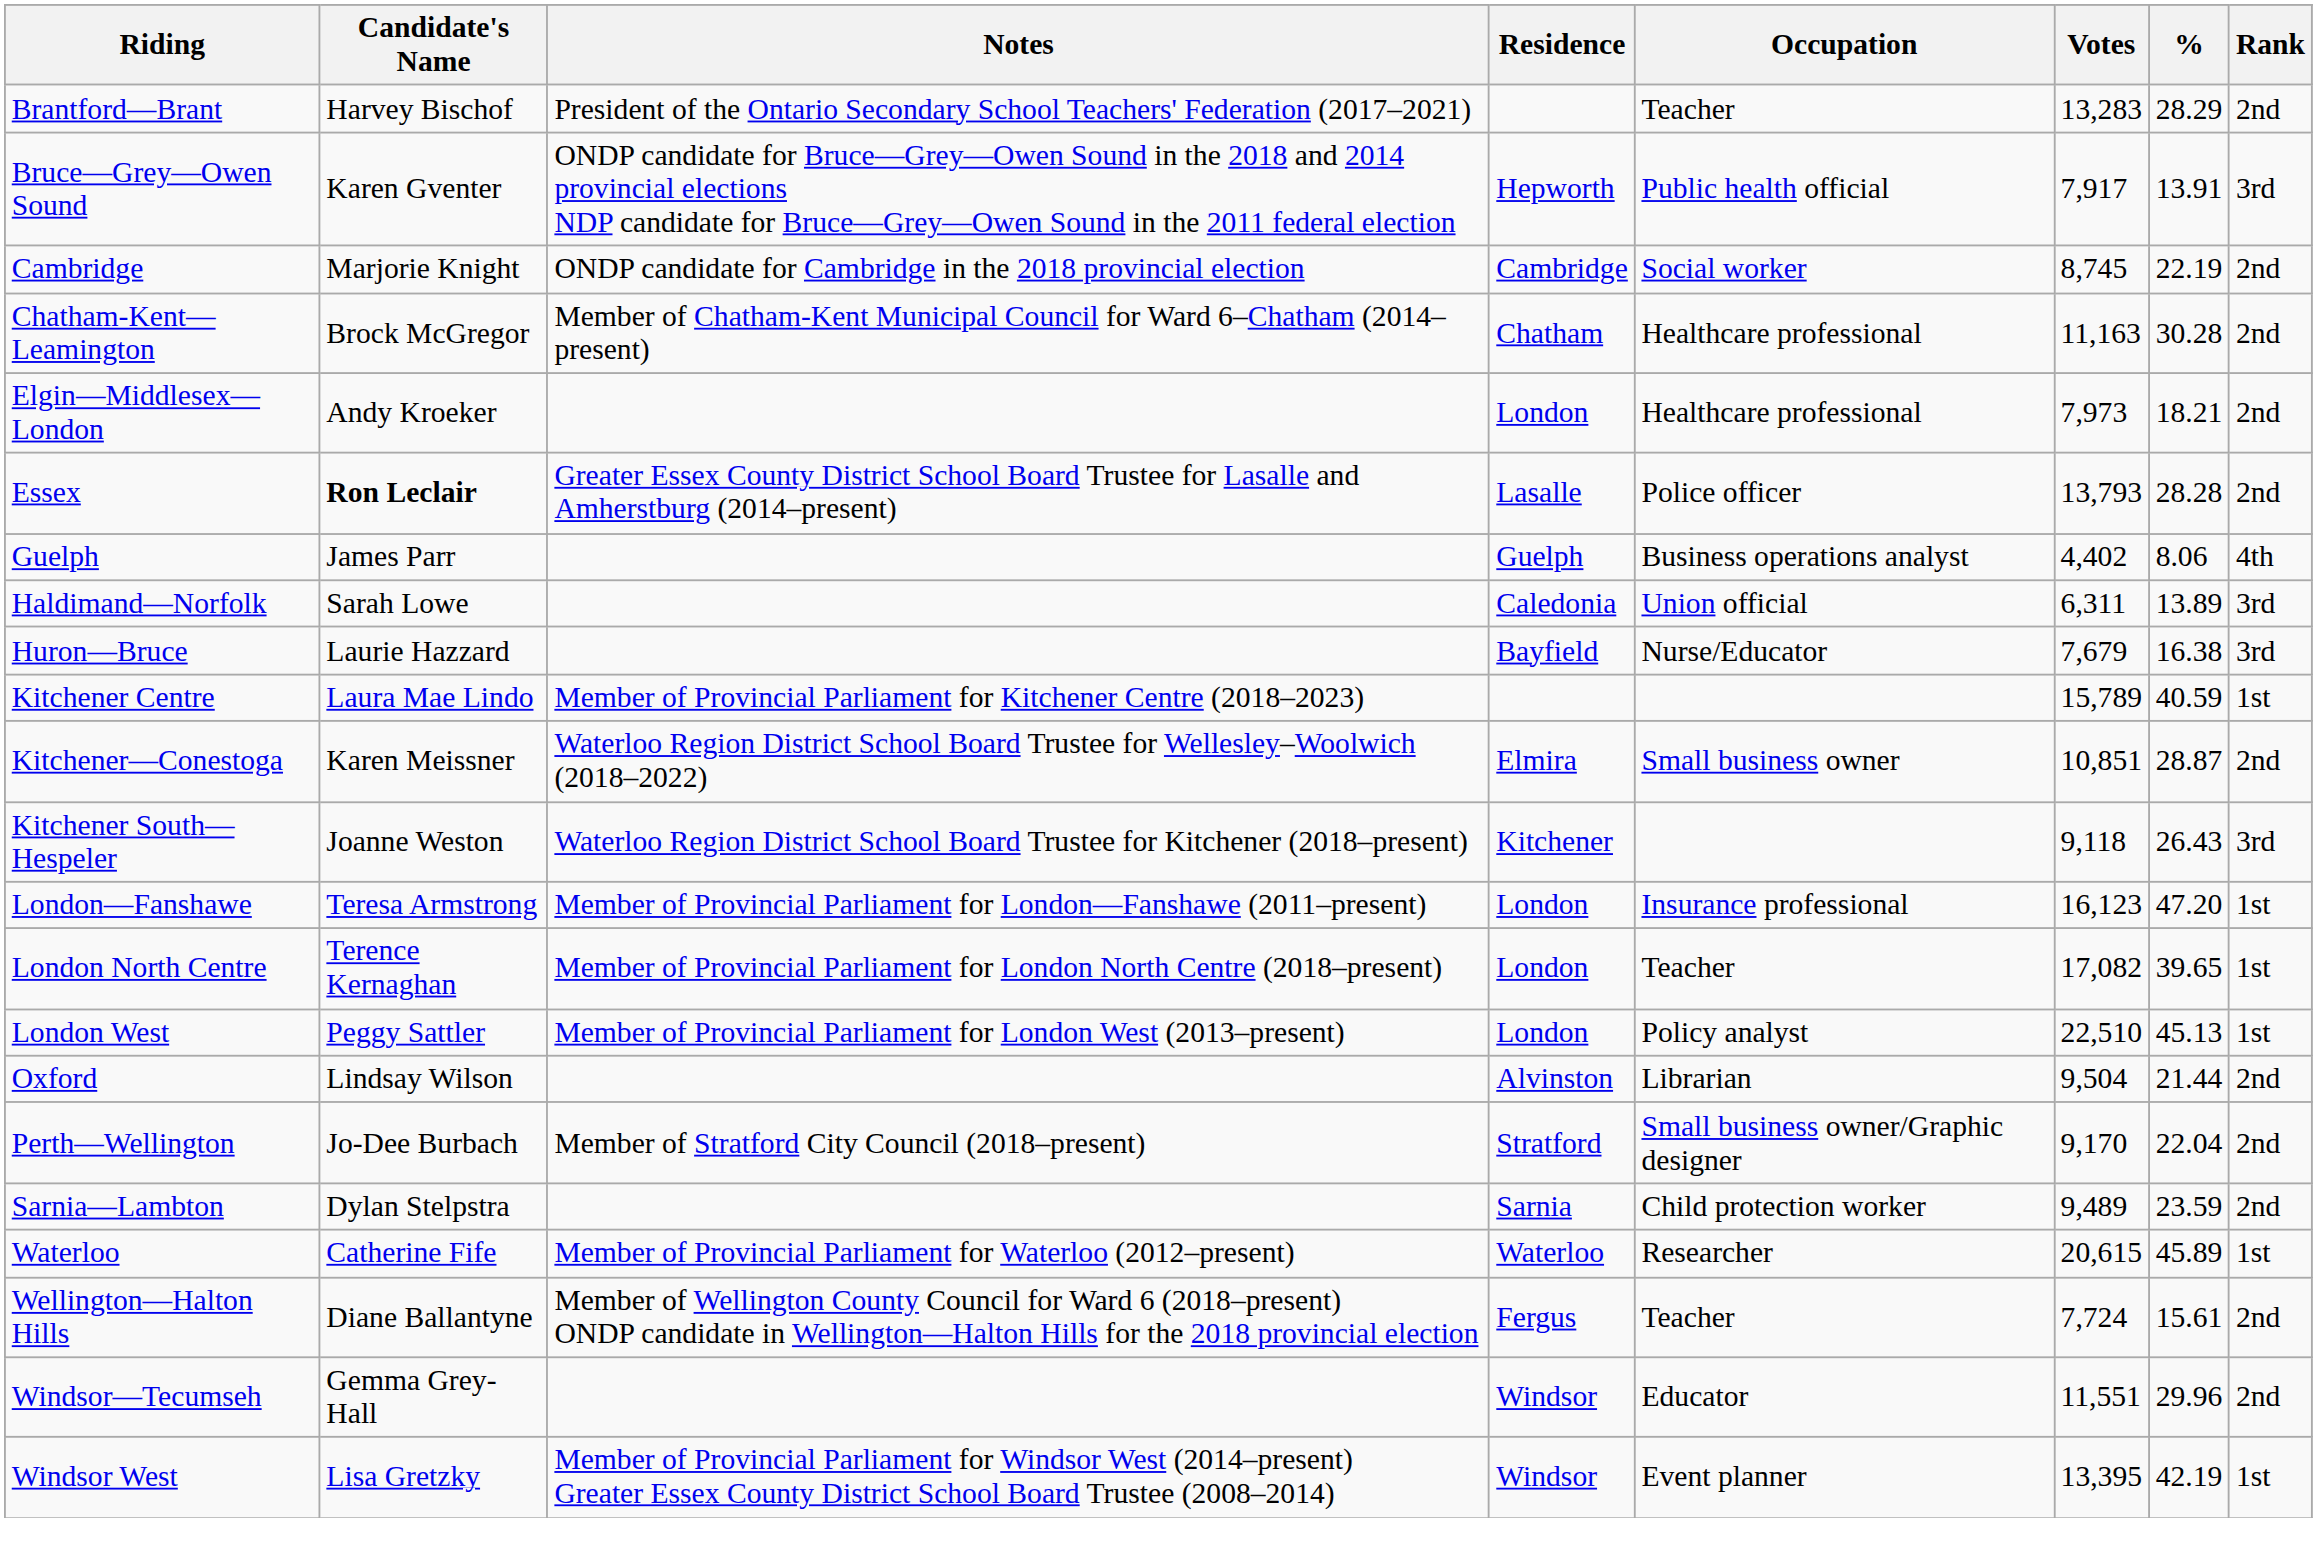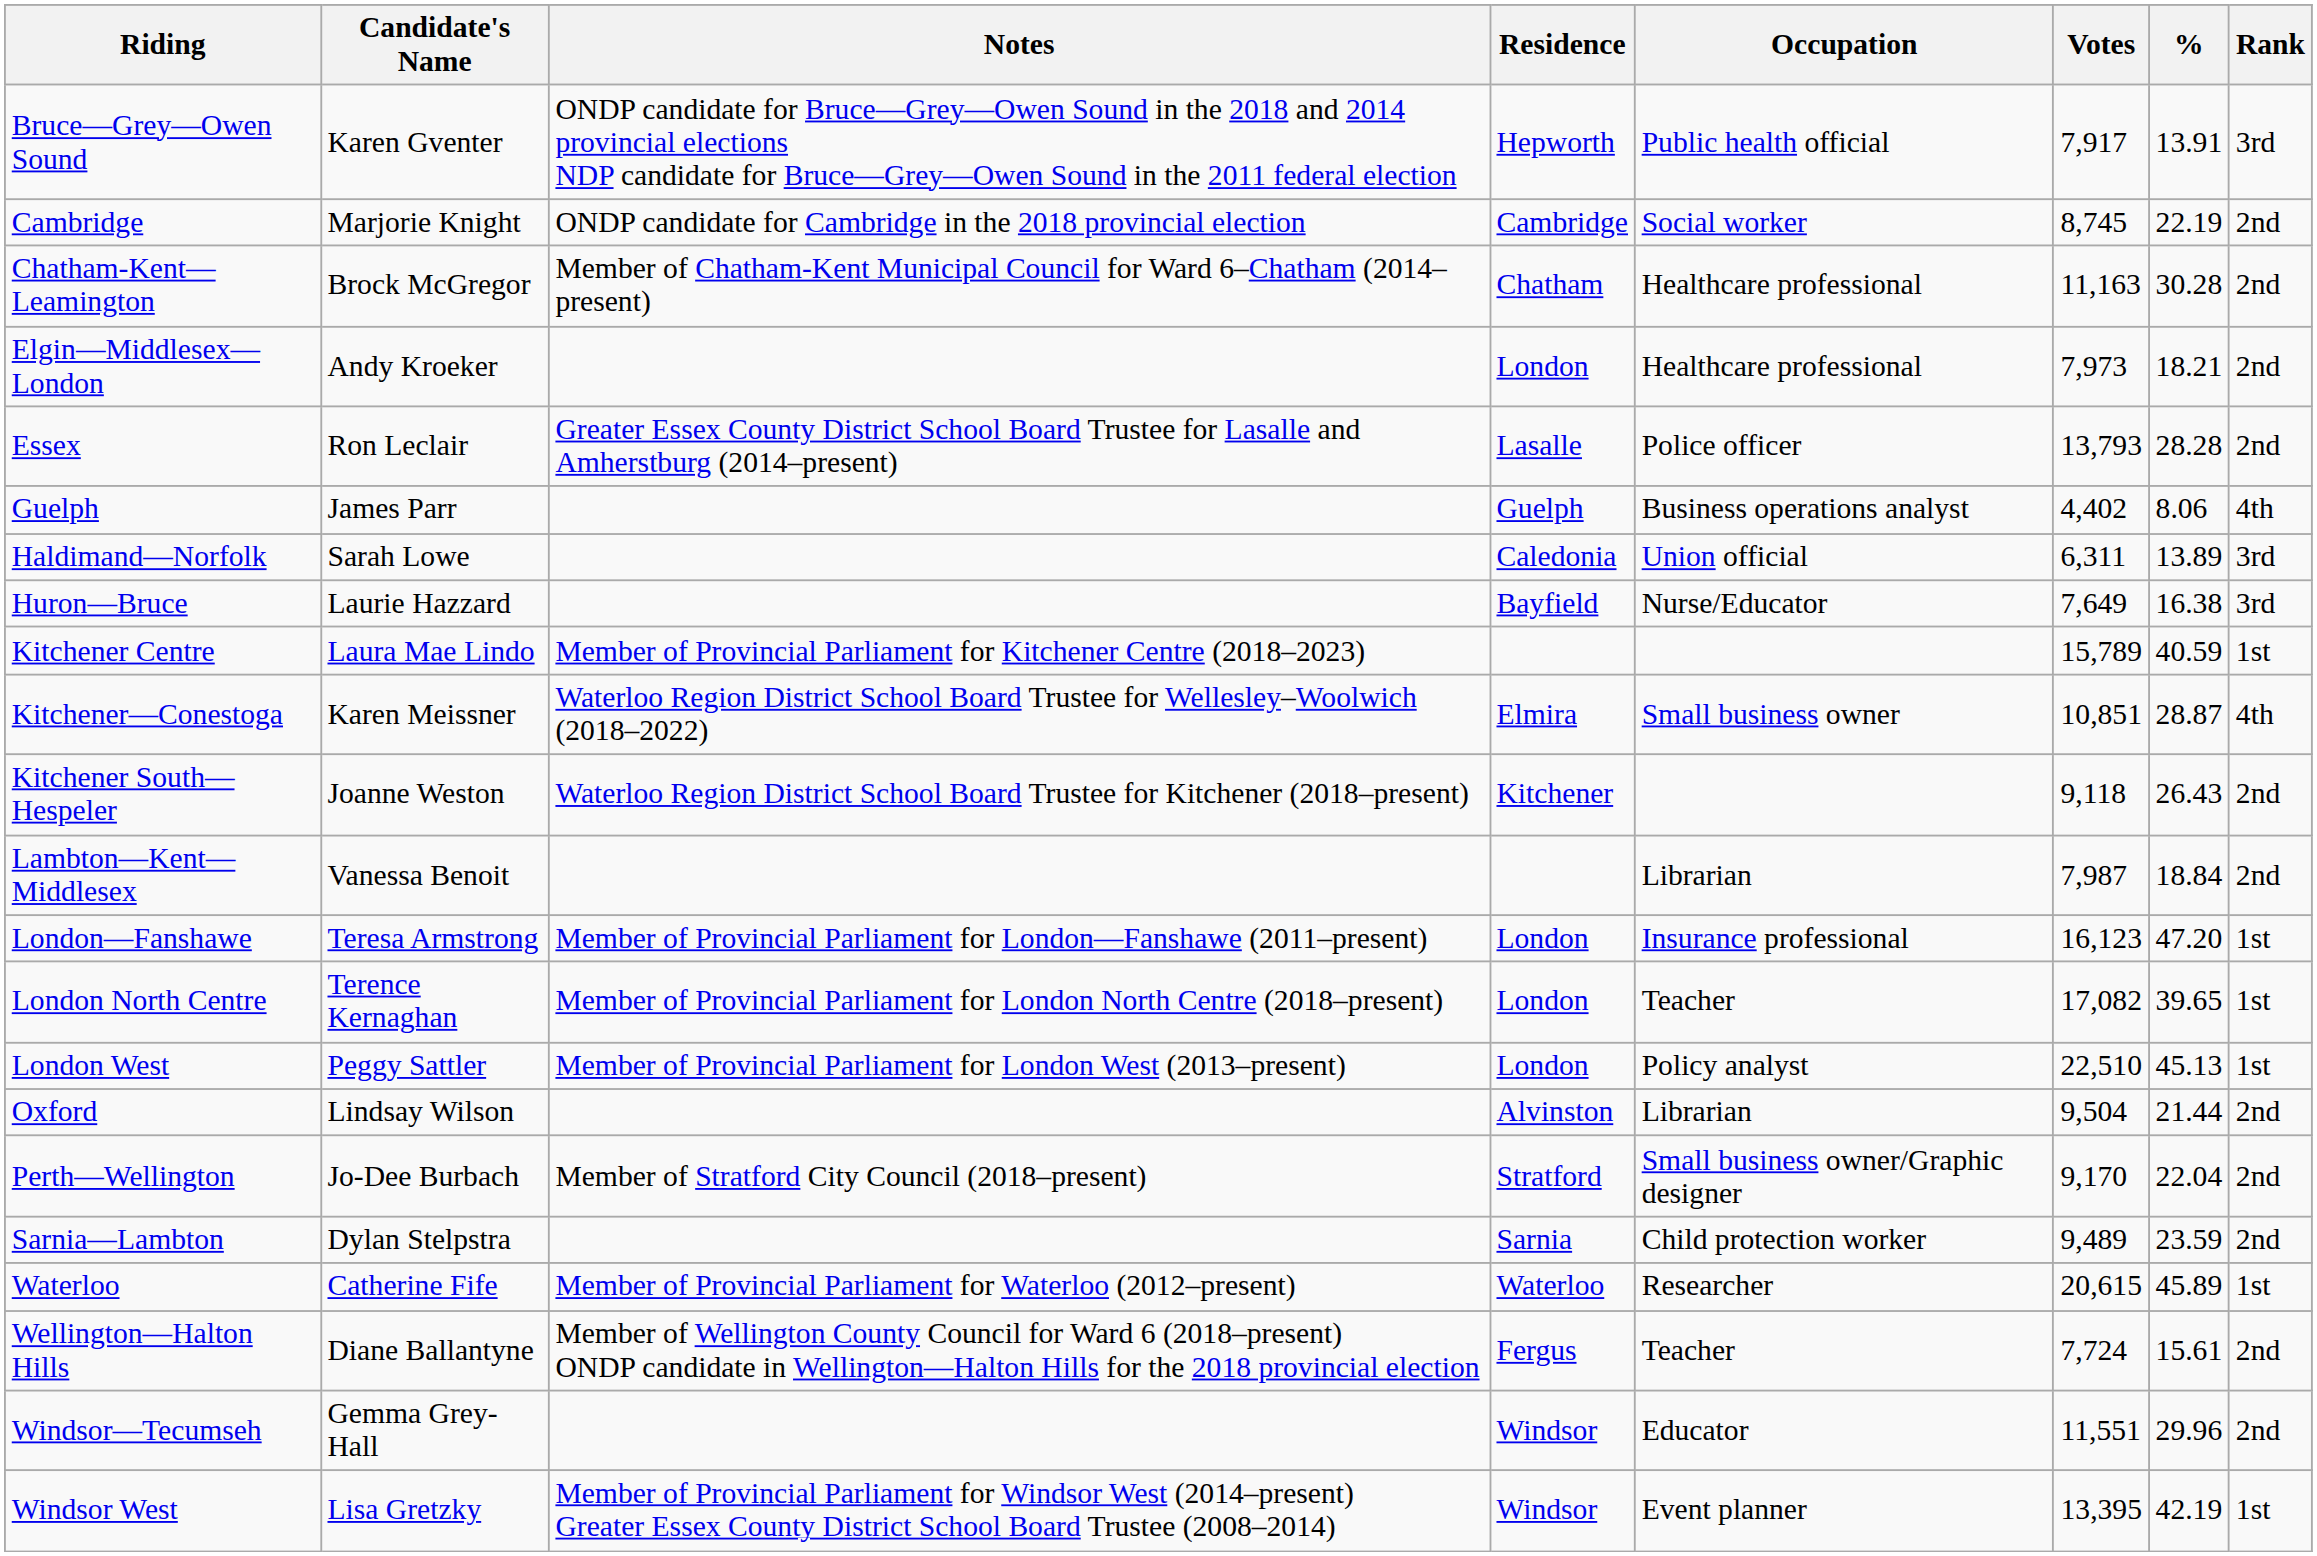- row: (117, 108)
(402, 492) bold -> (398, 445) normal
(2094, 650) 7,679 -> (2094, 603) 7,649
(2258, 760) 2nd -> (2255, 713) 4th
(2256, 841) 3rd -> (2258, 794) 2nd
+ row: (124, 874)
